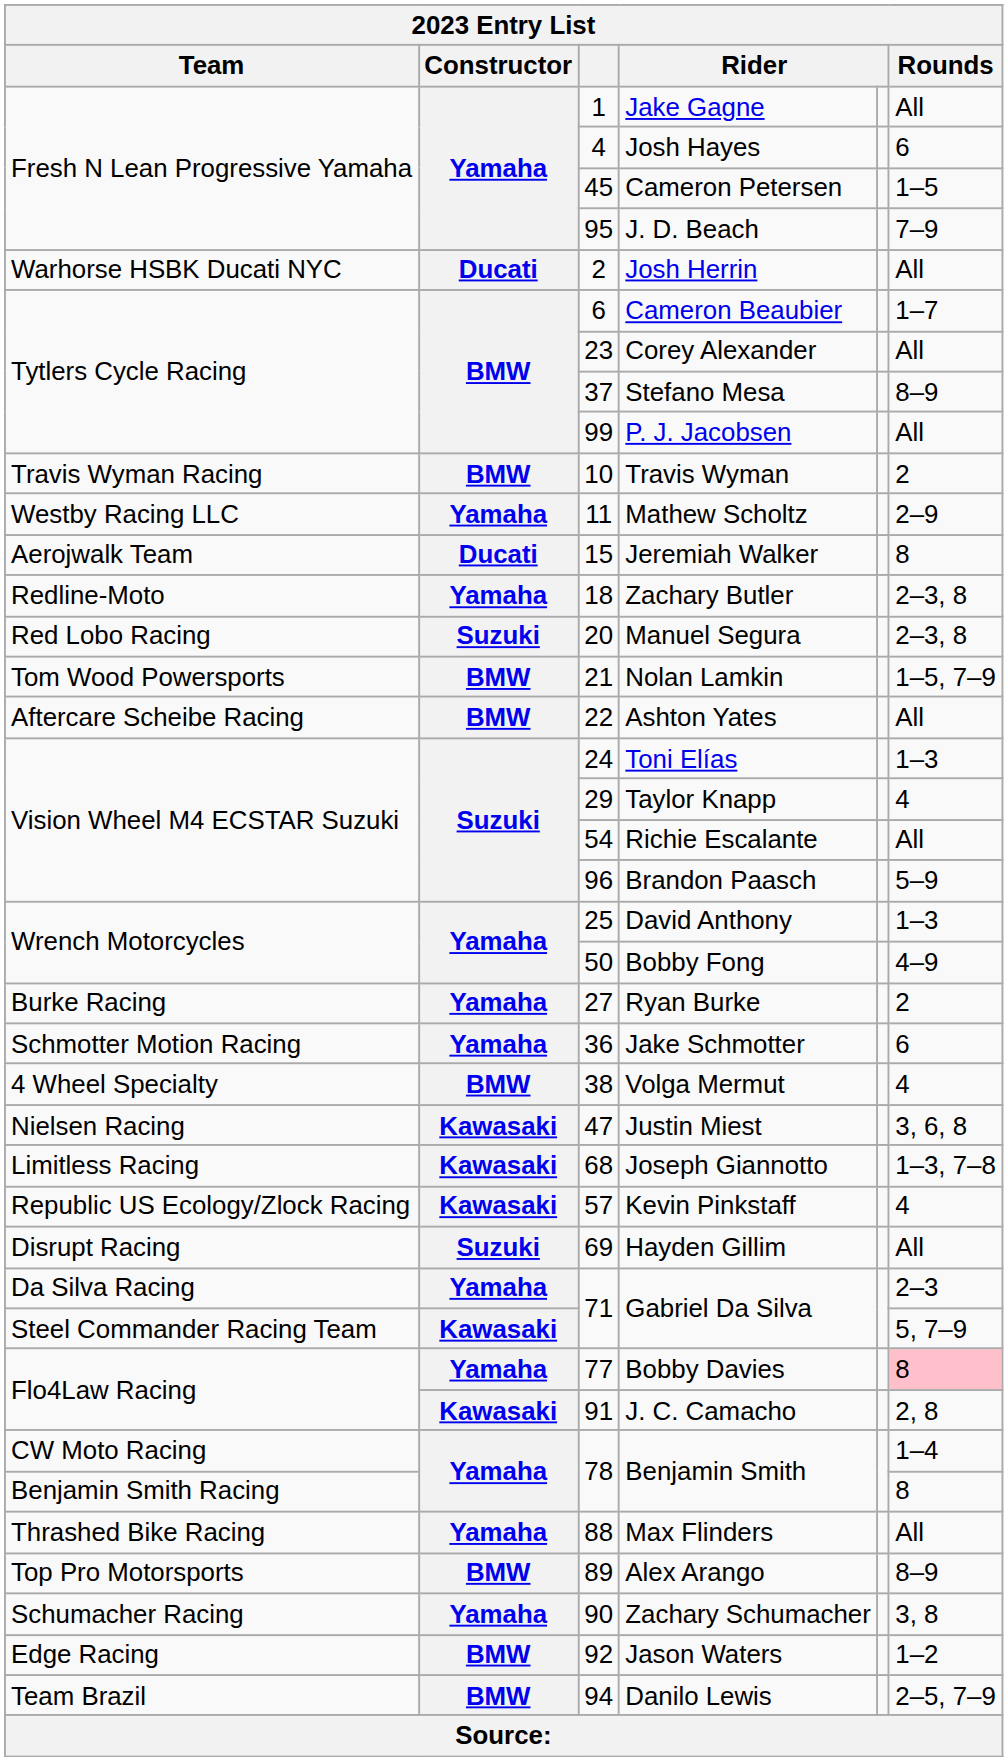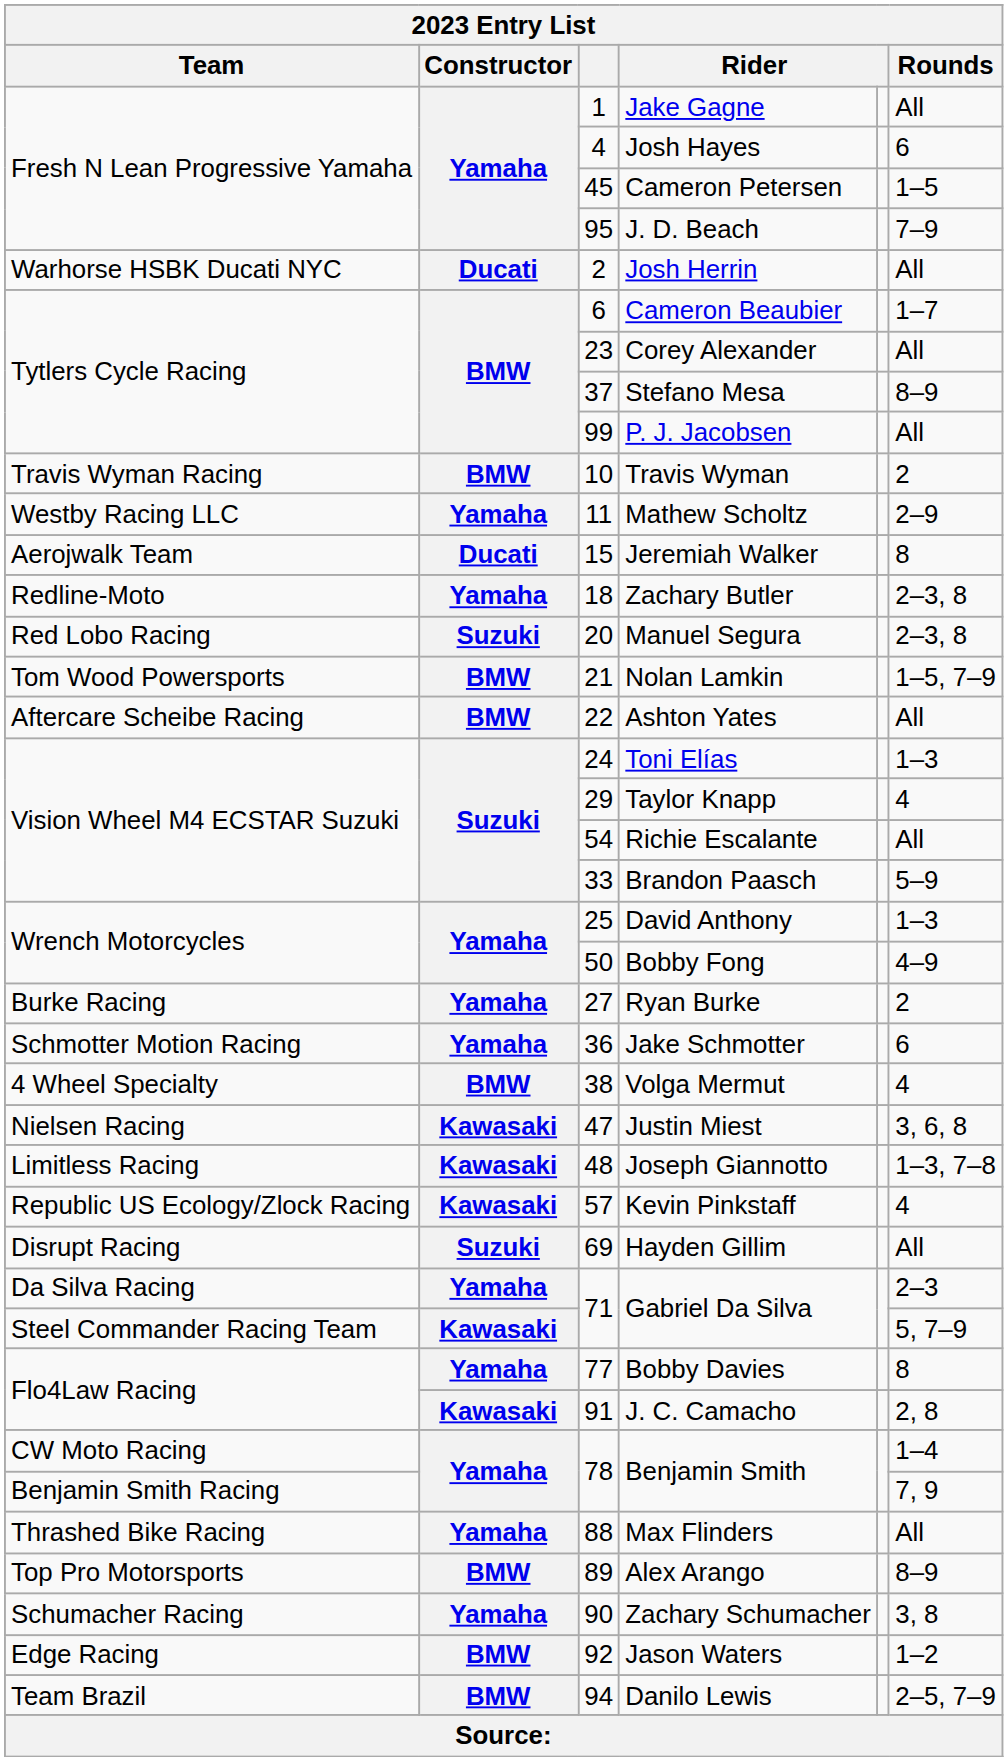(599, 880) 96 -> (599, 880) 33
(599, 1165) 68 -> (599, 1165) 48
(902, 1369) pink background -> (902, 1369) no background
(902, 1491) 8 -> (917, 1491) 7, 9
